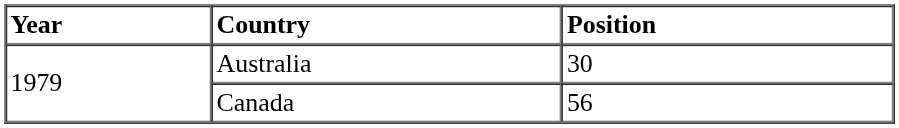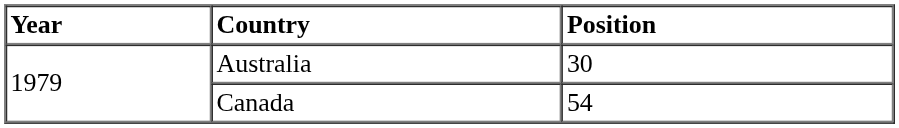(580, 102) 56 -> (580, 102) 54
